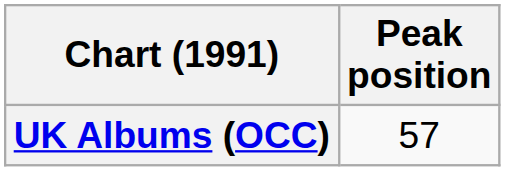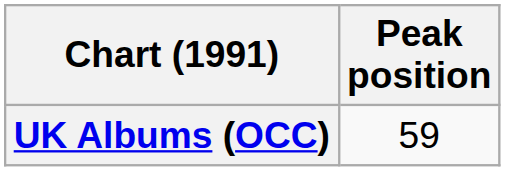(419, 134) 57 -> (419, 134) 59
